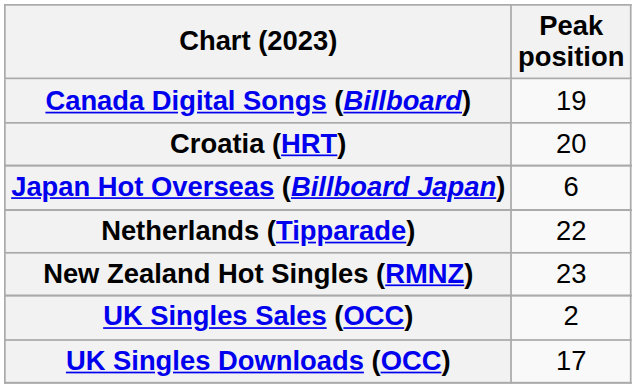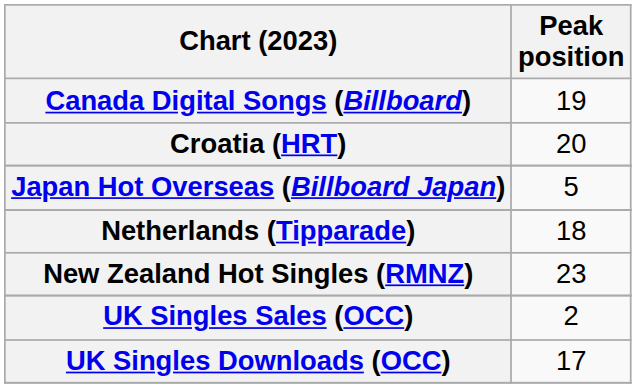(571, 187) 6 -> (571, 187) 5
(571, 230) 22 -> (571, 230) 18
